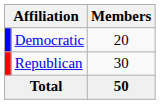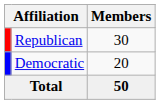rows swapped: (49, 39) <-> (49, 63)
